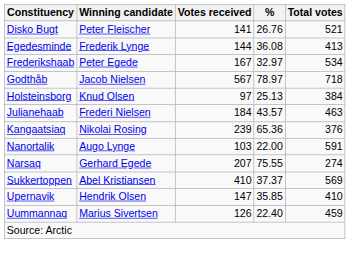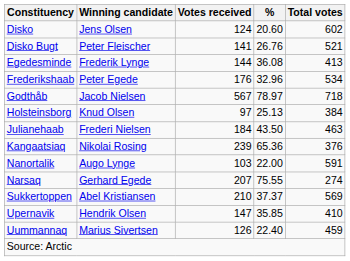+ row: (20, 29)
(243, 63) 167 -> (243, 79) 176
(270, 63) 32.97 -> (270, 79) 32.96
(270, 113) 43.57 -> (270, 130) 43.50
(243, 180) 410 -> (243, 197) 210
